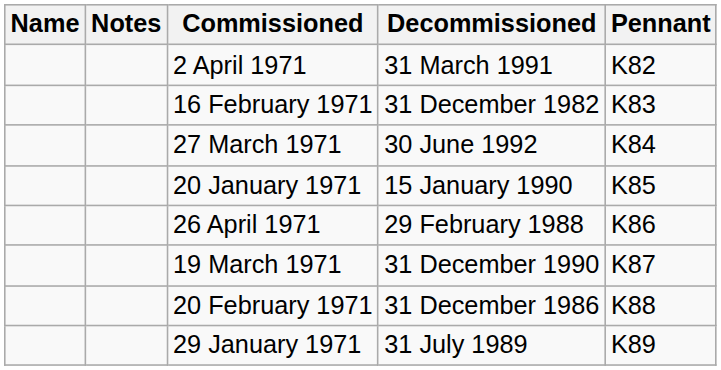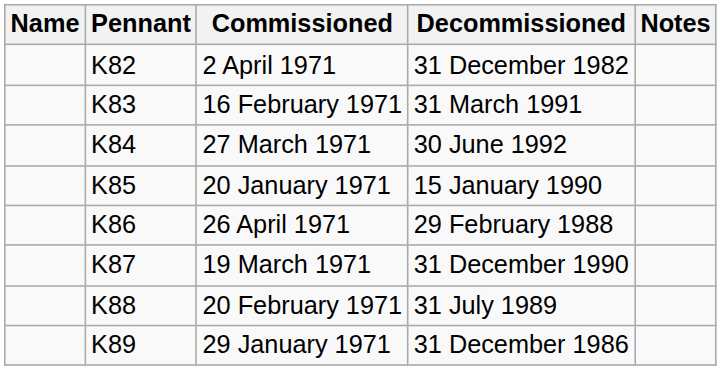columns swapped: (661, 24) <-> (126, 24)
(469, 64) 31 March 1991 -> (521, 64) 31 December 1982
(492, 104) 31 December 1982 -> (498, 104) 31 March 1991
(492, 305) 31 December 1986 -> (485, 305) 31 July 1989
(456, 345) 31 July 1989 -> (521, 345) 31 December 1986
